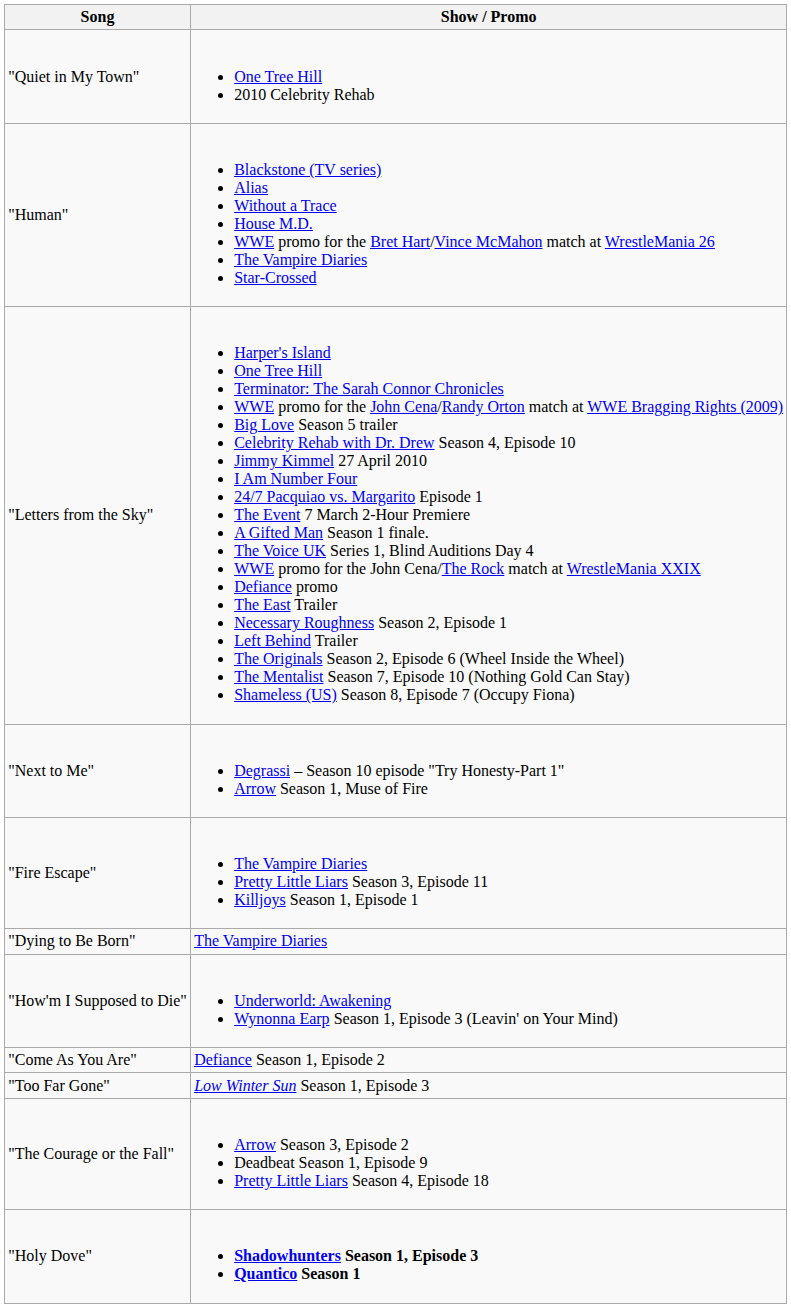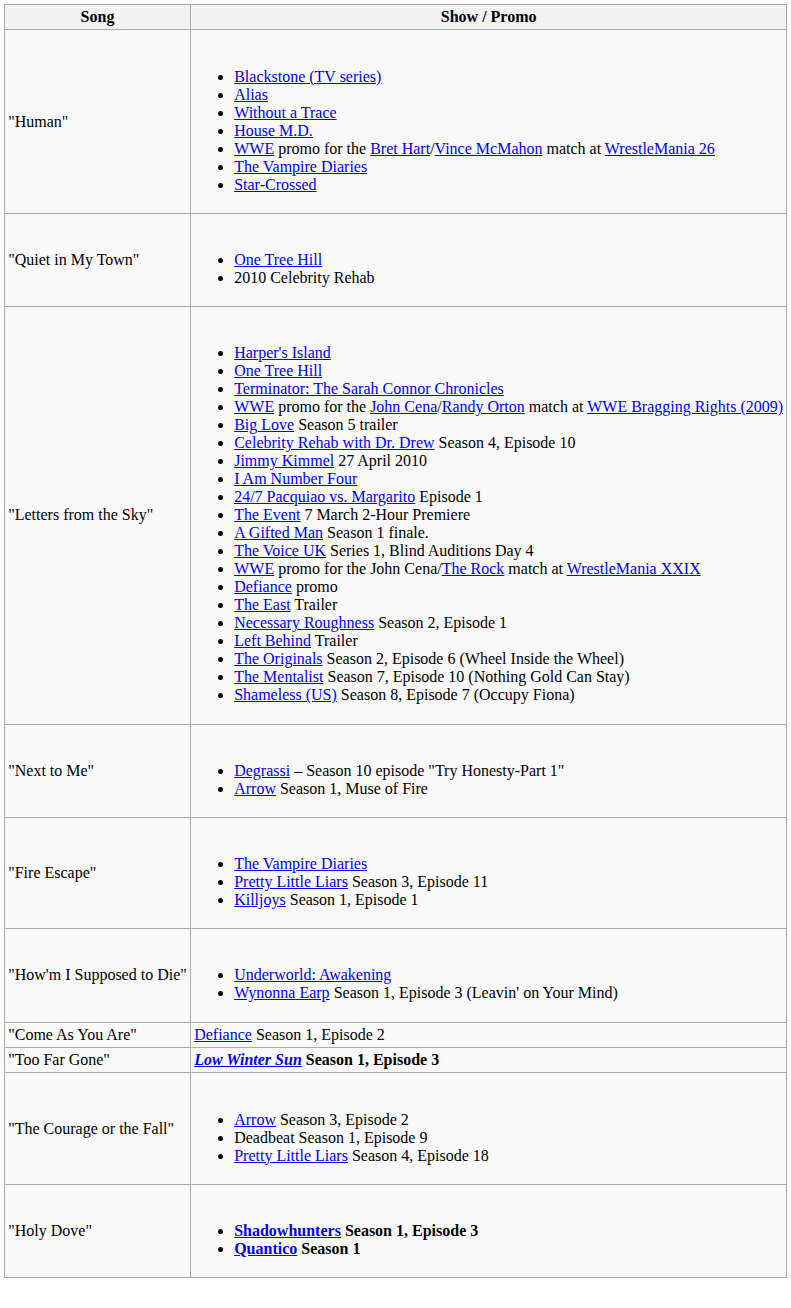rows swapped: (38, 214) <-> (74, 76)
- row: (72, 941)
(312, 1085) normal -> (317, 1060) bold
